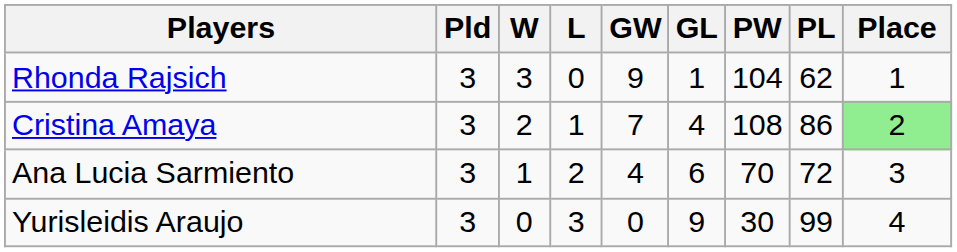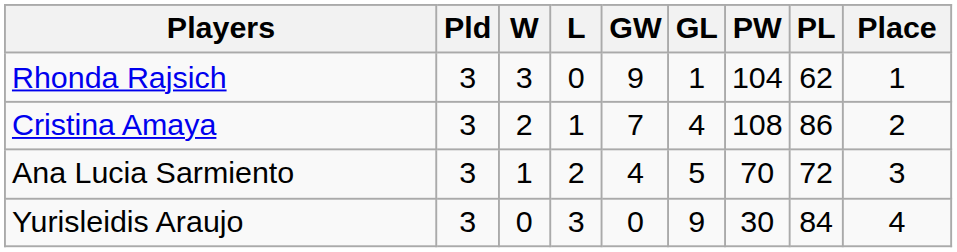(897, 125) lightgreen background -> (897, 125) no background
(697, 173) 6 -> (697, 173) 5
(816, 221) 99 -> (816, 221) 84
